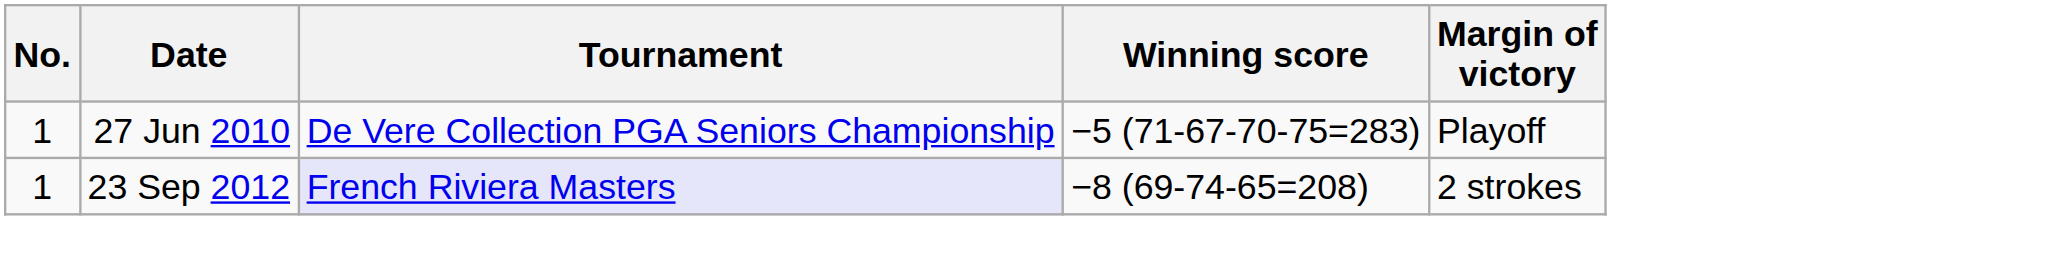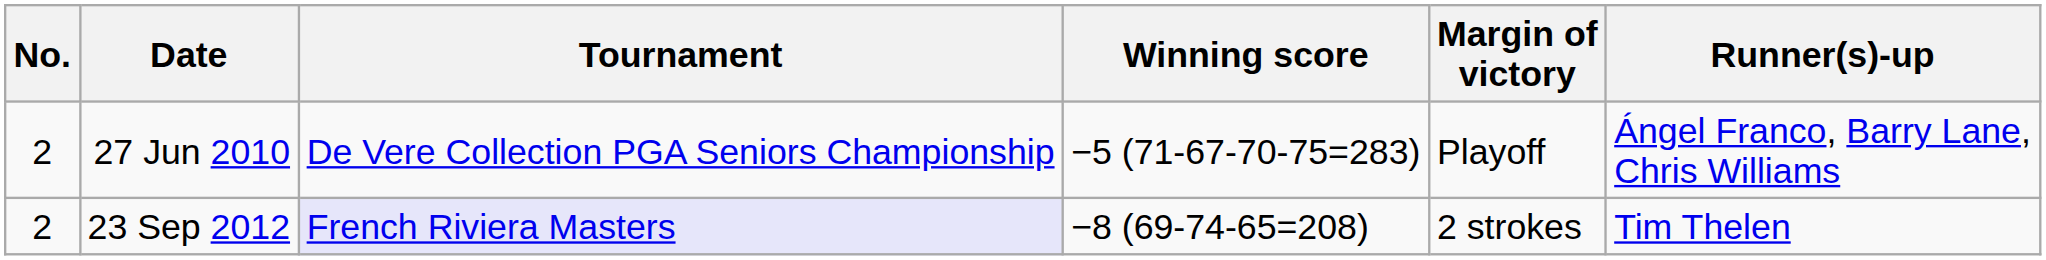+ column: (1823, 54)
(42, 130) 1 -> (42, 150) 2
(42, 187) 1 -> (42, 227) 2
